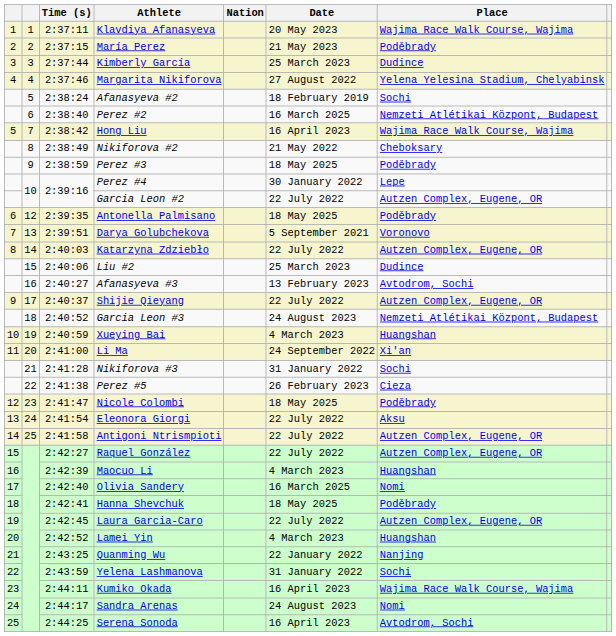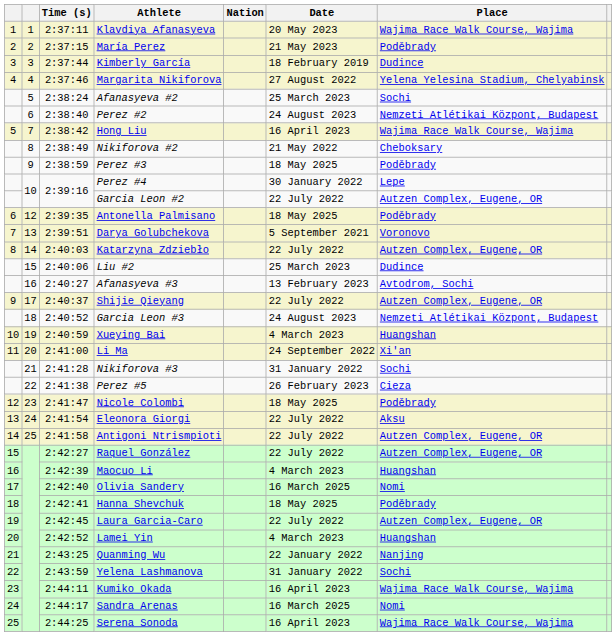(309, 64) 25 March 2023 -> (319, 64) 18 February 2019
(319, 98) 18 February 2019 -> (309, 98) 25 March 2023
(309, 115) 16 March 2025 -> (312, 115) 24 August 2023
(312, 606) 24 August 2023 -> (309, 606) 16 March 2025
(427, 623) Avtodrom, Sochi -> (477, 623) Wajima Race Walk Course, Wajima
